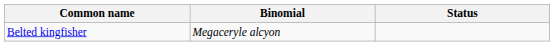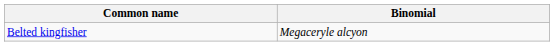- column: (462, 13)
